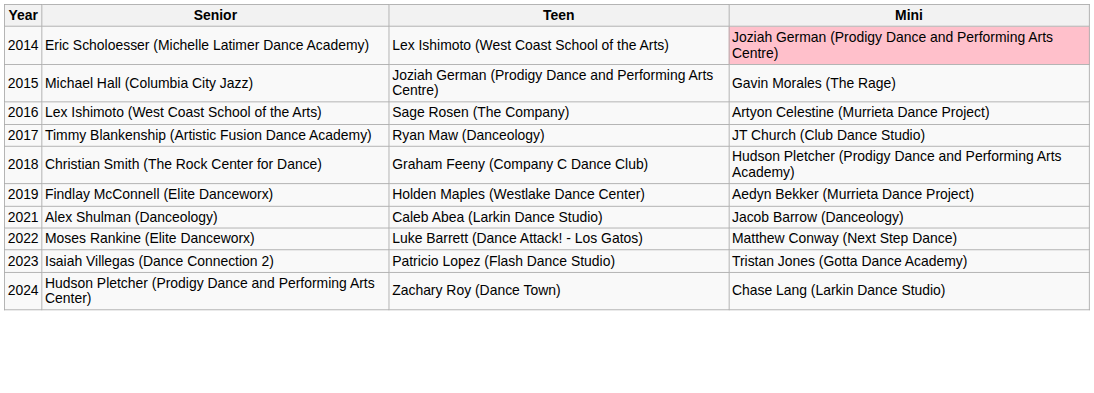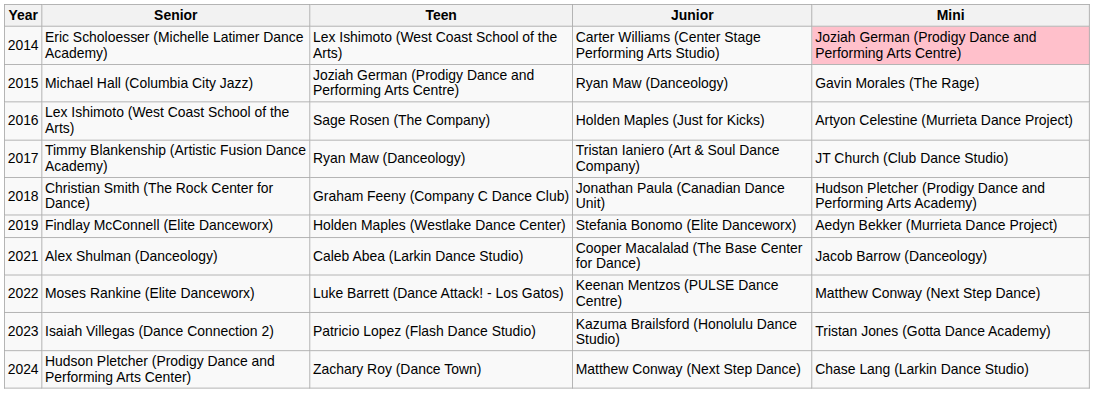+ column: (692, 15)
